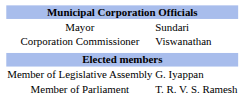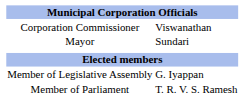rows swapped: (80, 27) <-> (80, 42)
